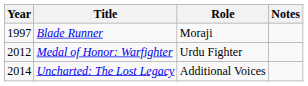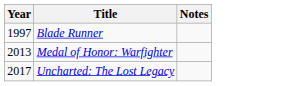- column: (223, 14)
(19, 52) 2012 -> (19, 52) 2013
(19, 71) 2014 -> (19, 71) 2017
